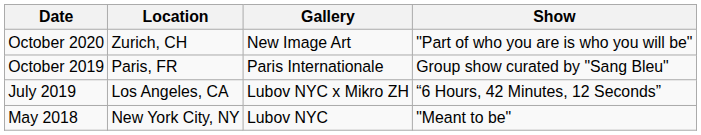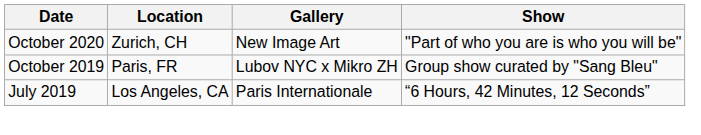(315, 67) Paris Internationale -> (317, 67) Lubov NYC x Mikro ZH
(328, 92) Lubov NYC x Mikro ZH -> (304, 92) Paris Internationale
- row: (43, 117)
